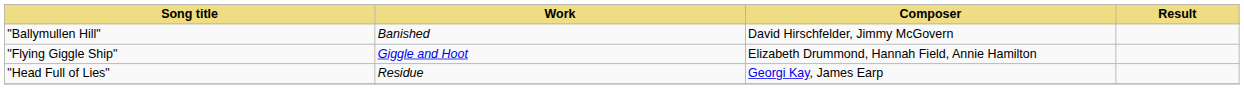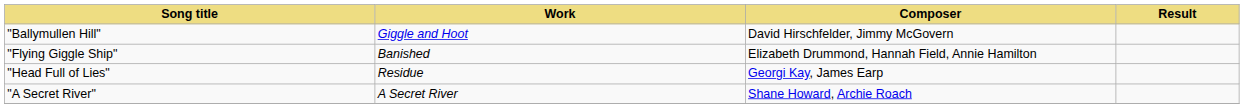(404, 34) Banished -> (423, 34) Giggle and Hoot
(423, 53) Giggle and Hoot -> (404, 53) Banished
+ row: (52, 93)
